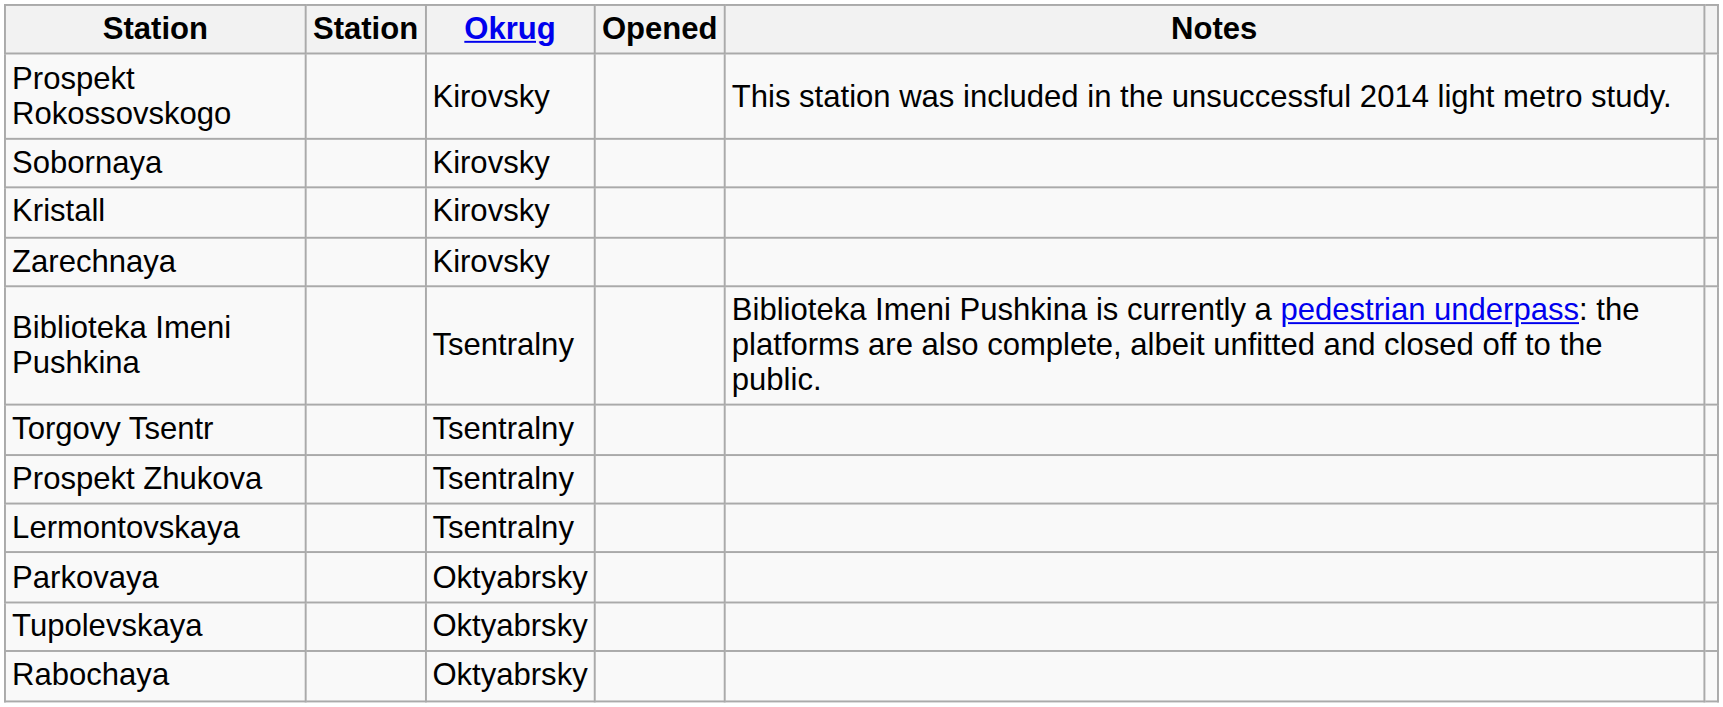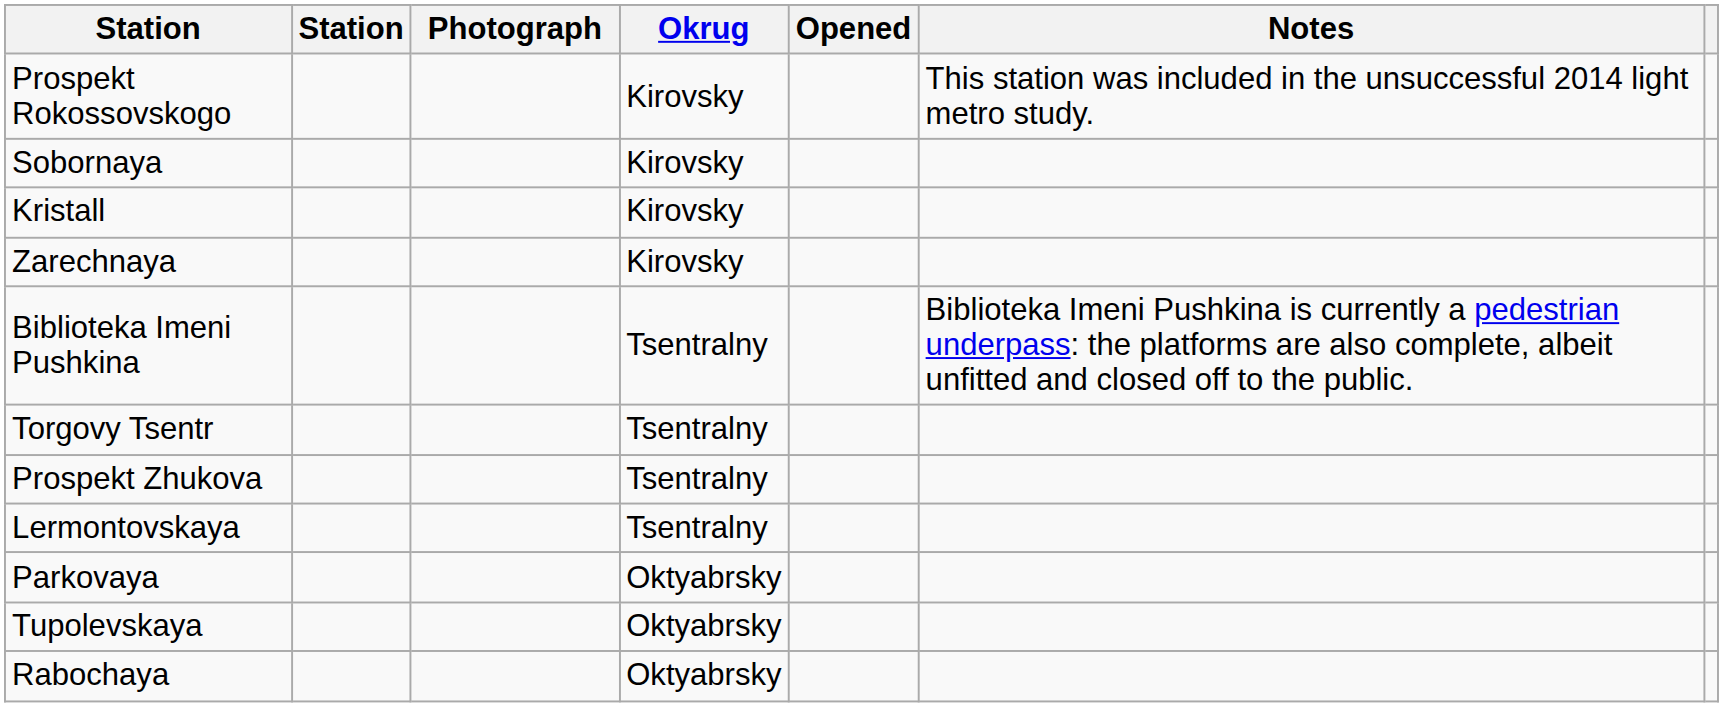+ column: (515, 29)
